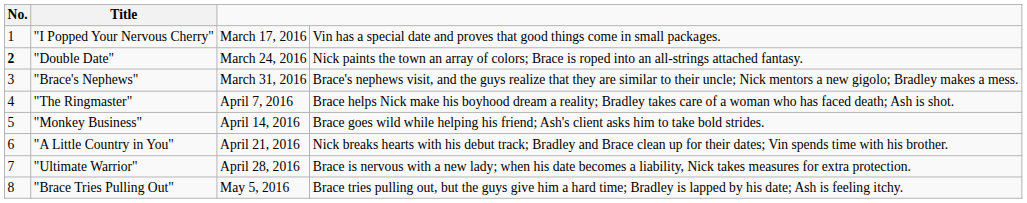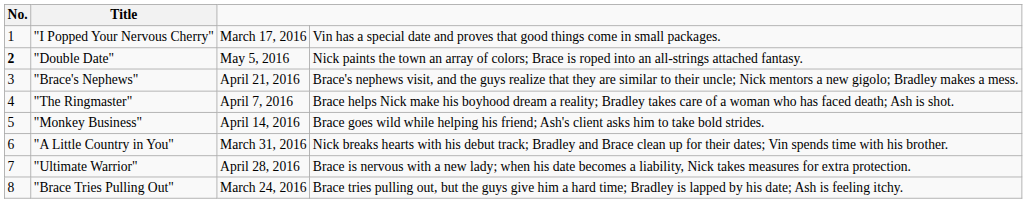(263, 58) March 24, 2016 -> (255, 58) May 5, 2016
(263, 79) March 31, 2016 -> (260, 79) April 21, 2016
(260, 144) April 21, 2016 -> (263, 144) March 31, 2016
(255, 187) May 5, 2016 -> (263, 187) March 24, 2016
